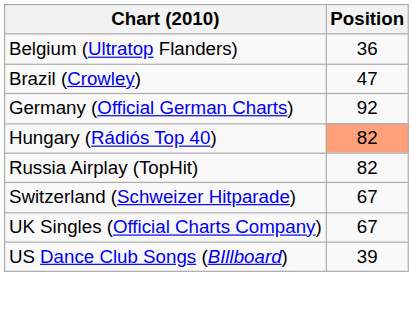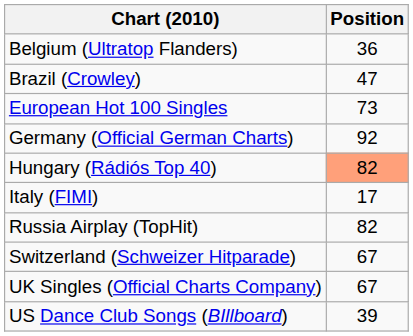+ row: (118, 108)
+ row: (54, 197)
